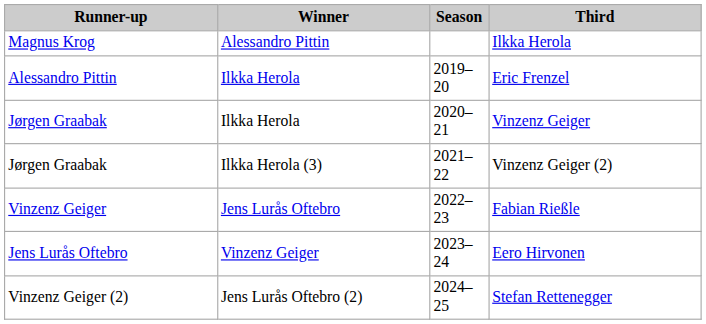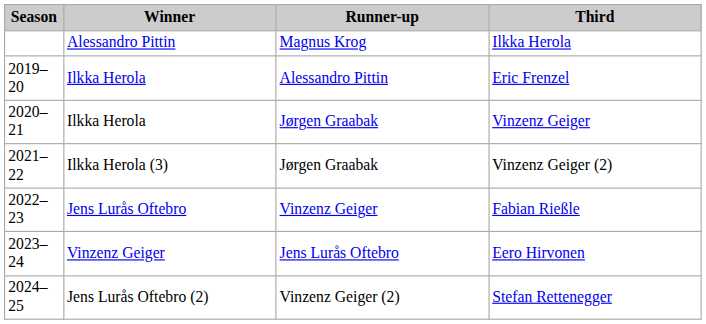columns swapped: (459, 17) <-> (111, 17)
